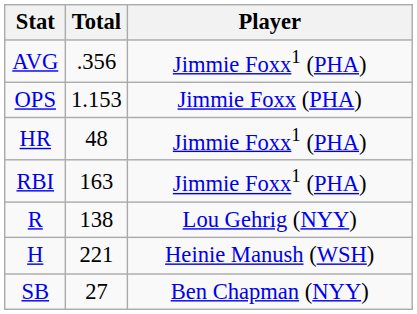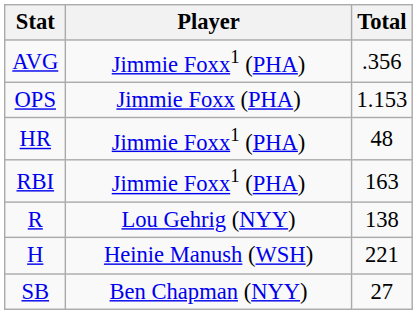columns swapped: (270, 22) <-> (96, 22)
